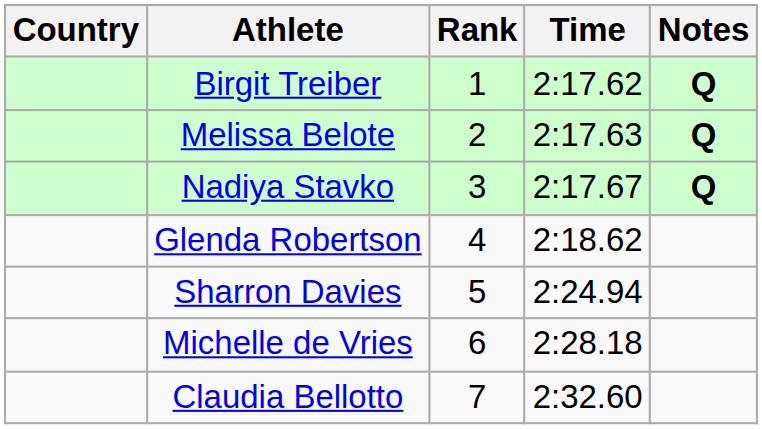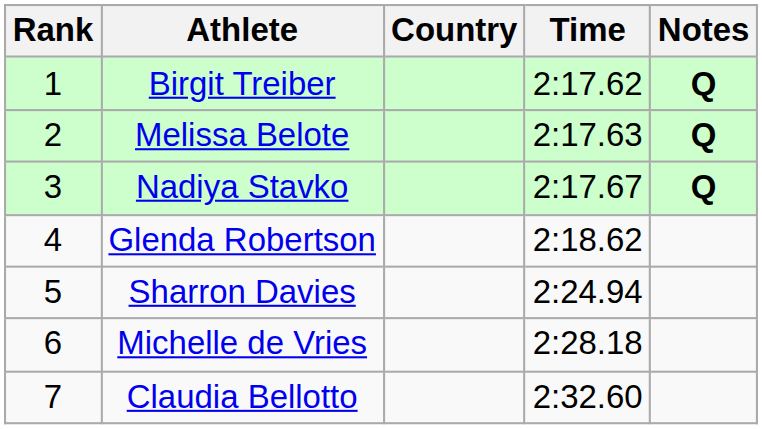columns swapped: (477, 30) <-> (76, 30)
